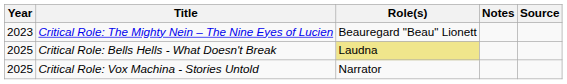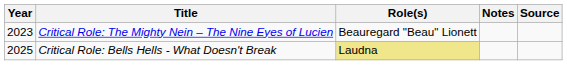- row: (149, 69)
